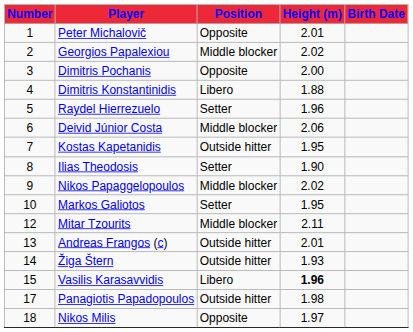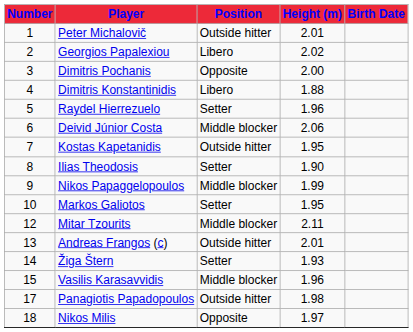(224, 33) Opposite -> (235, 33) Outside hitter
(238, 52) Middle blocker -> (216, 52) Libero
(312, 185) 2.02 -> (312, 185) 1.99
(235, 261) Outside hitter -> (216, 261) Setter
(216, 280) Libero -> (238, 280) Middle blocker
(312, 280) bold -> (312, 280) normal
